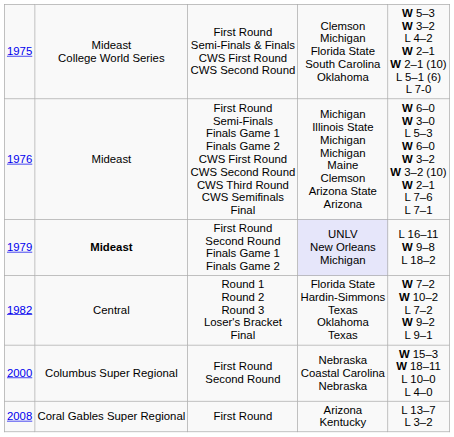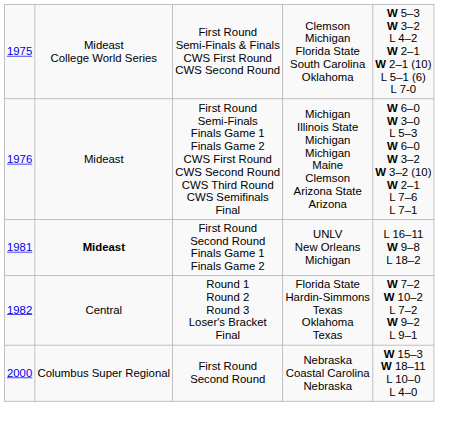(20, 247) 1979 -> (20, 247) 1981
(343, 247) lavender background -> (328, 247) no background
- row: (243, 416)
